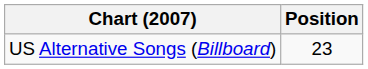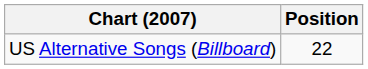(322, 49) 23 -> (322, 49) 22
